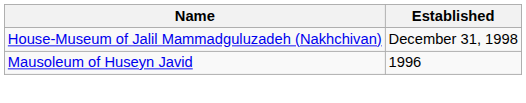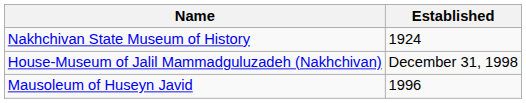+ row: (129, 39)
